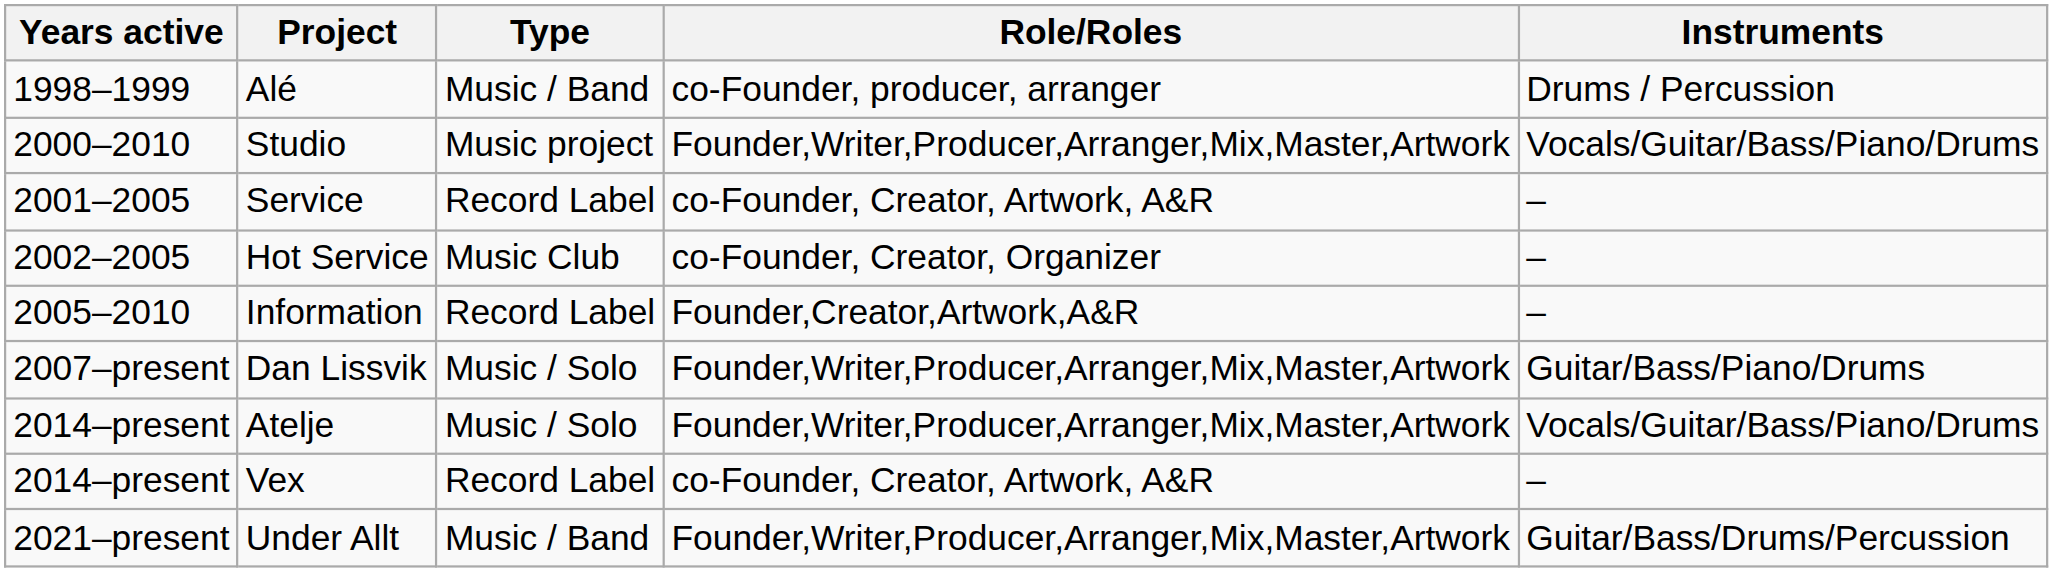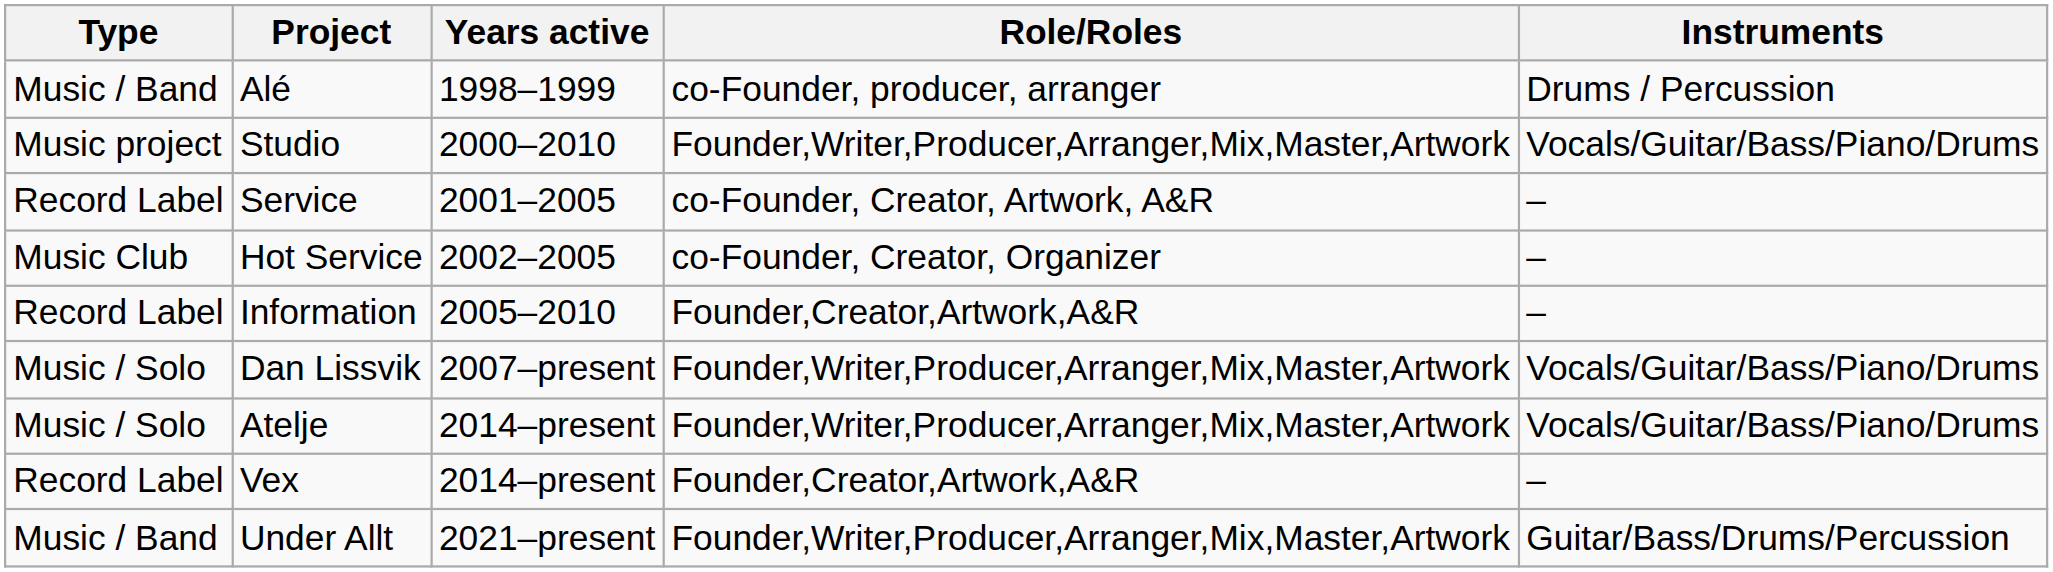columns swapped: (121, 32) <-> (550, 32)
(1726, 369) Guitar/Bass/Piano/Drums -> (1783, 369) Vocals/Guitar/Bass/Piano/Drums
(943, 481) co-Founder, Creator, Artwork, A&R -> (905, 481) Founder,Creator,Artwork,A&R
